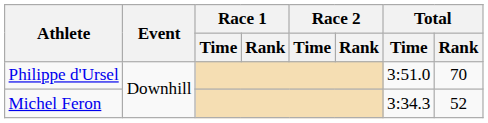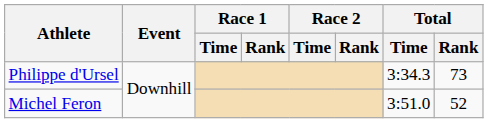(409, 75) 3:51.0 -> (409, 75) 3:34.3
(458, 75) 70 -> (458, 75) 73
(409, 103) 3:34.3 -> (409, 103) 3:51.0
